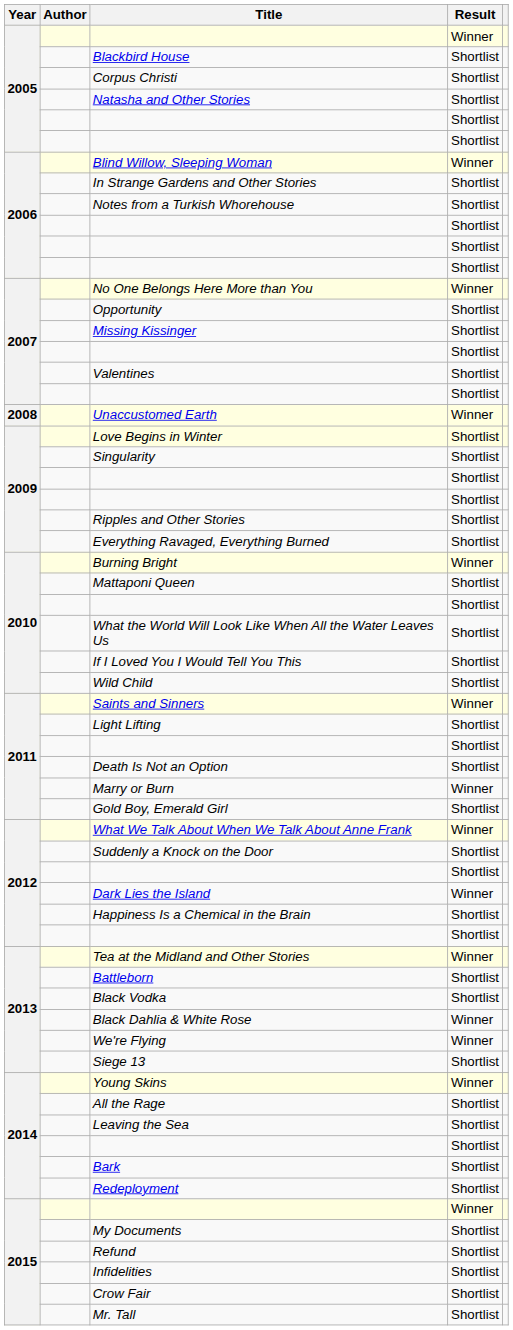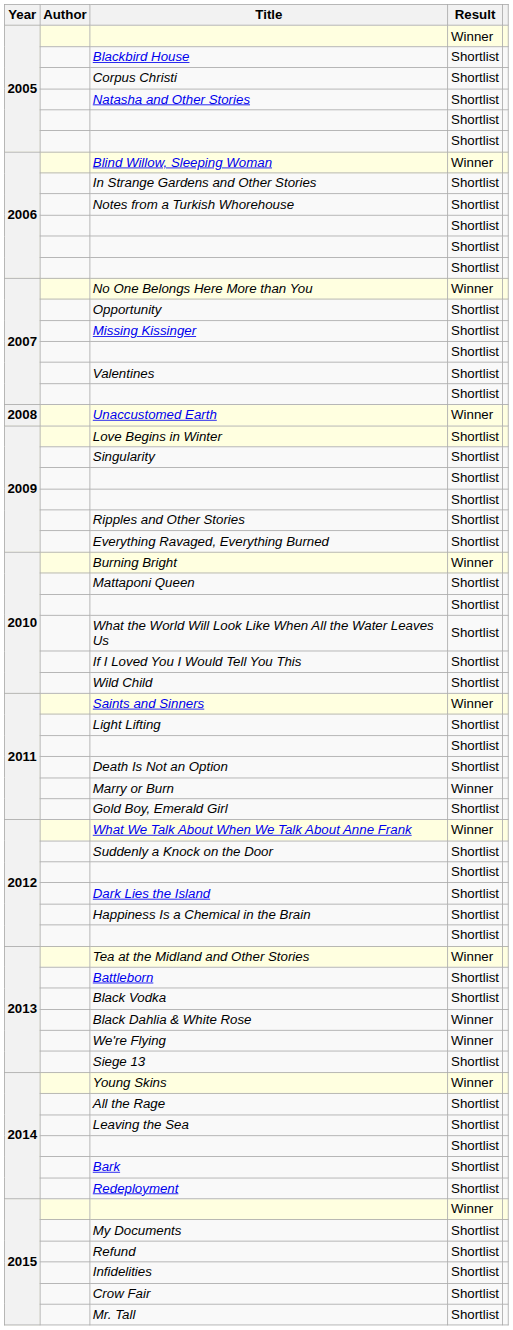(472, 893) Winner -> (475, 893) Shortlist
